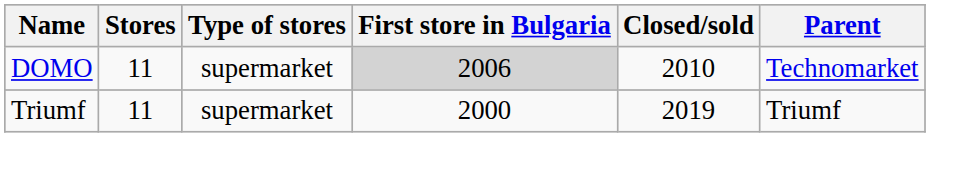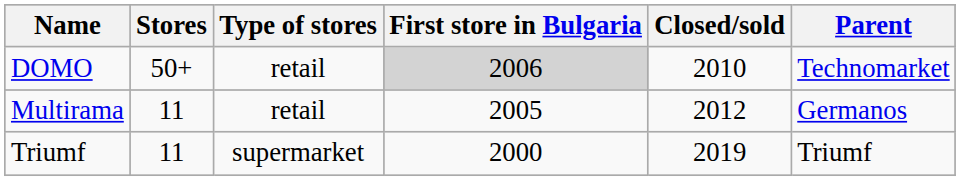(140, 68) 11 -> (171, 68) 50+
(267, 68) supermarket -> (298, 68) retail
+ row: (67, 110)
